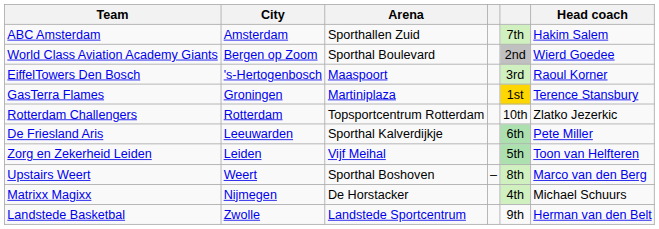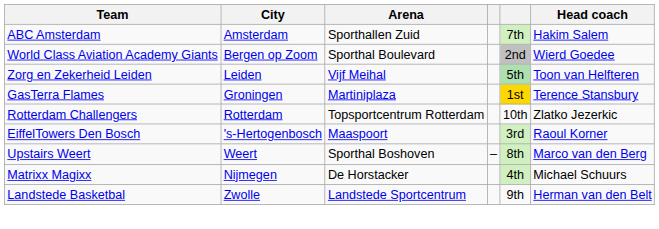rows swapped: (74, 75) <-> (80, 154)
- row: (55, 134)
